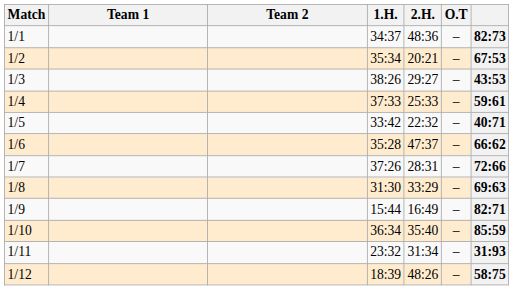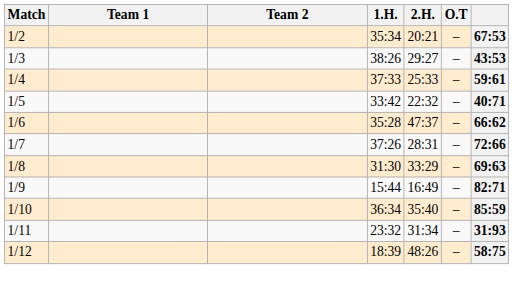- row: (16, 36)
